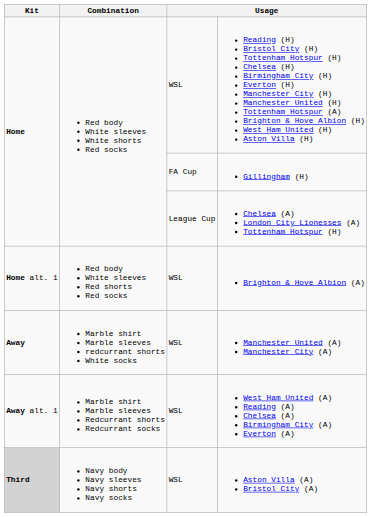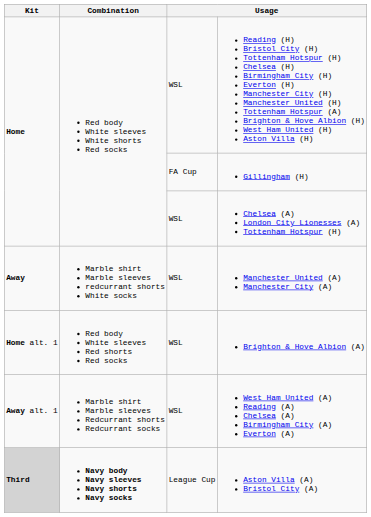(192, 218) League Cup -> (176, 218) WSL
rows swapped: (292, 283) <-> (292, 347)
(113, 485) normal -> (113, 485) bold
(176, 480) WSL -> (192, 480) League Cup
